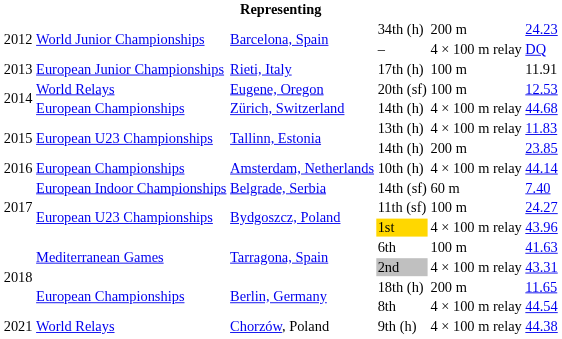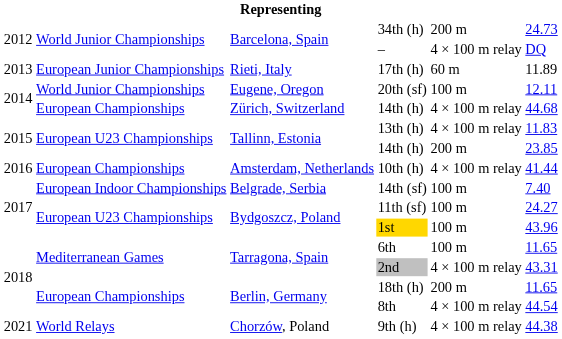(542, 29) 24.23 -> (542, 29) 24.73
(449, 69) 100 m -> (445, 69) 60 m
(541, 69) 11.91 -> (541, 69) 11.89
(75, 89) World Relays -> (120, 89) World Junior Championships
(542, 89) 12.53 -> (541, 89) 12.11
(542, 168) 44.14 -> (542, 168) 41.44
(445, 188) 60 m -> (449, 188) 100 m
(476, 227) 4 × 100 m relay -> (449, 227) 100 m
(542, 247) 41.63 -> (541, 247) 11.65
